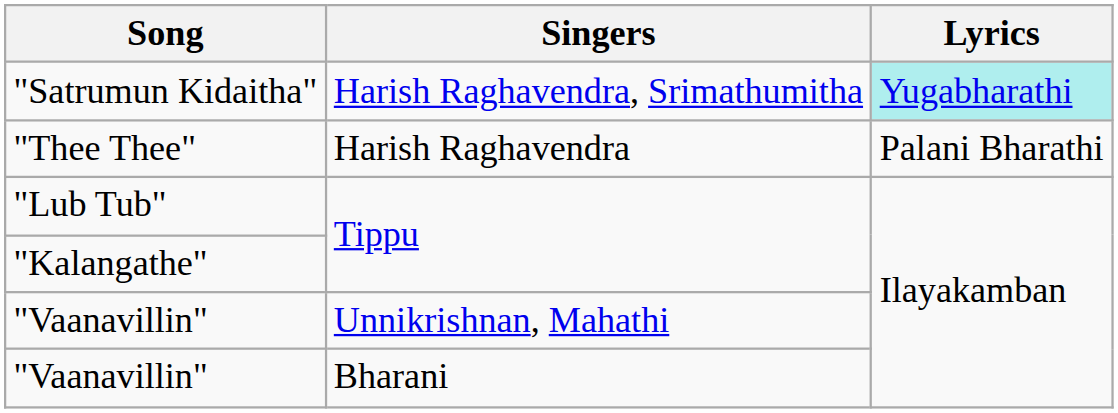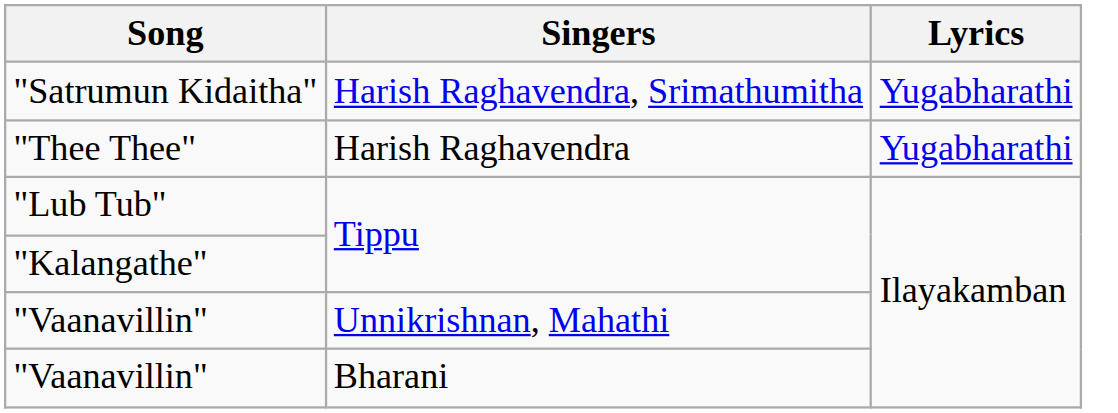(976, 90) paleturquoise background -> (976, 90) no background
(992, 147) Palani Bharathi -> (976, 147) Yugabharathi
